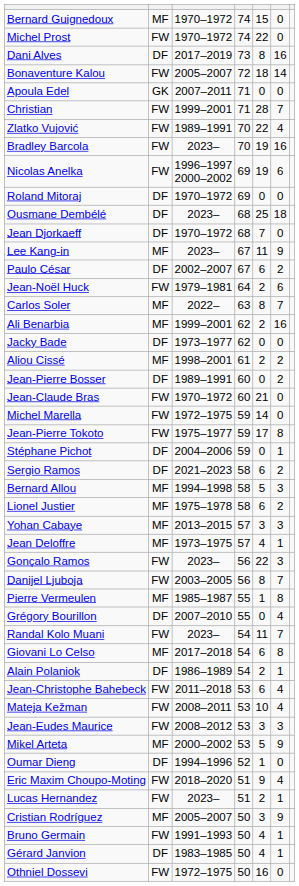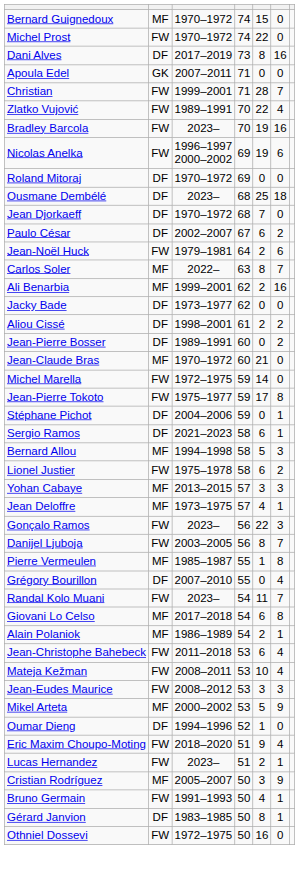- row: (56, 73)
- row: (38, 251)
(160, 360) MF -> (160, 324) DF
(160, 397) FW -> (160, 360) MF
(280, 470) 2 -> (280, 433) 1
(160, 506) MF -> (160, 470) FW
(160, 671) DF -> (160, 634) MF
(262, 854) 4 -> (262, 817) 8
